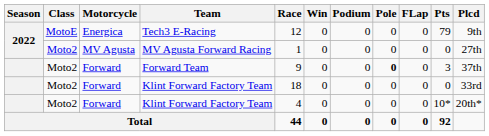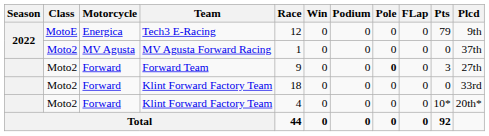(472, 49) 27th -> (472, 49) 37th
(472, 67) 37th -> (472, 67) 27th
